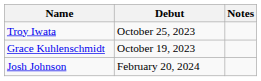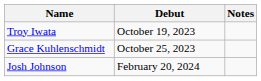(156, 31) October 25, 2023 -> (156, 31) October 19, 2023
(156, 48) October 19, 2023 -> (156, 48) October 25, 2023
